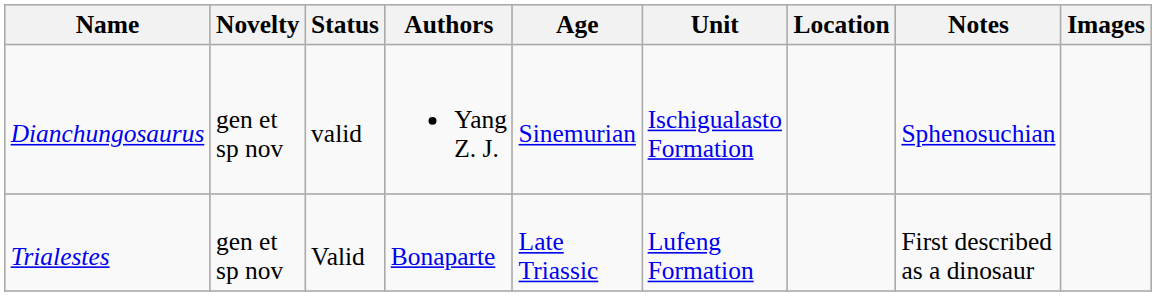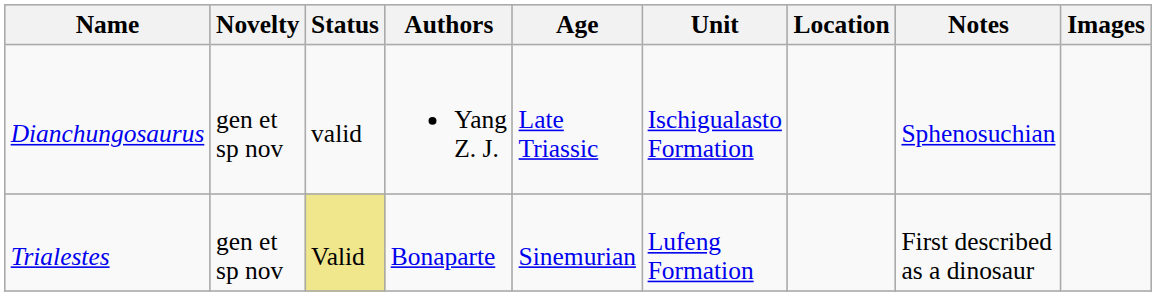(577, 133) Sinemurian -> (558, 133) Late Triassic
(338, 256) no background -> (338, 256) khaki background
(558, 256) Late Triassic -> (577, 256) Sinemurian
